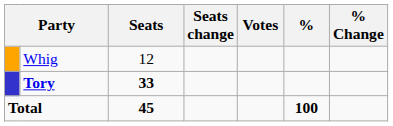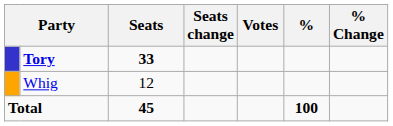rows swapped: (39, 83) <-> (41, 58)
